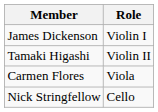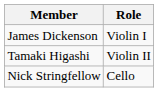- row: (46, 76)
